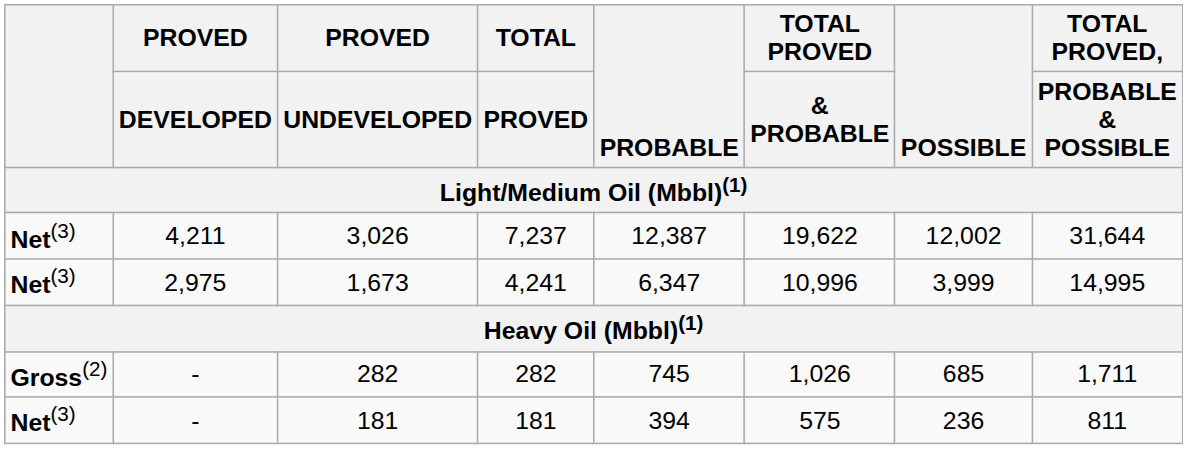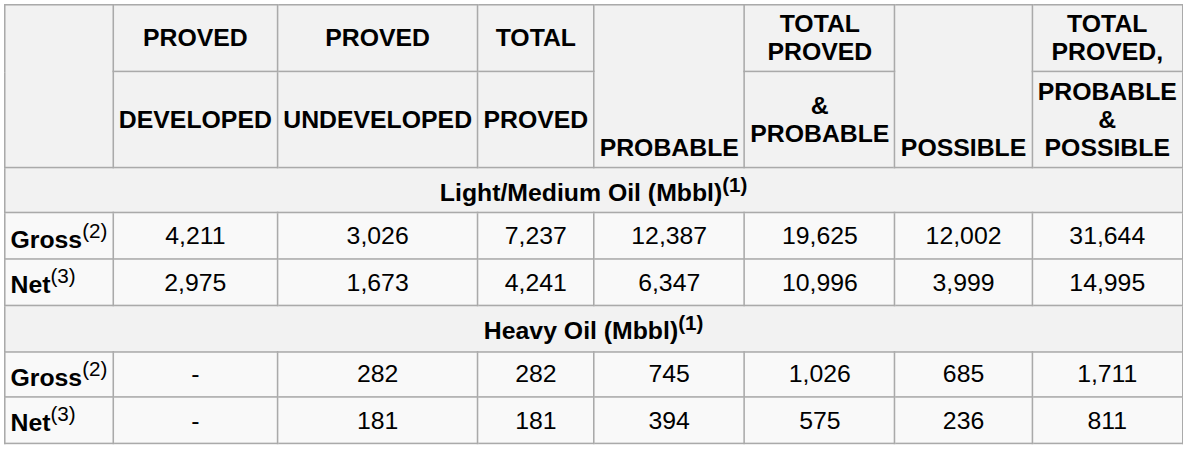(43, 235) Net(3) -> (59, 235) Gross(2)
(820, 235) 19,622 -> (820, 235) 19,625
